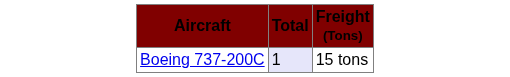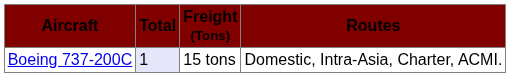+ column: (373, 26)
